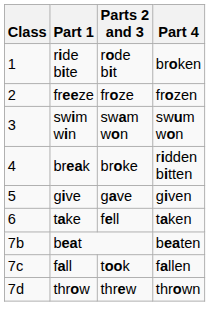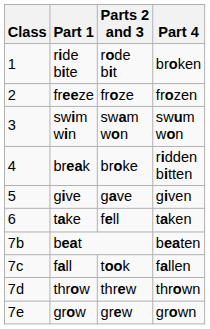+ row: (70, 312)
